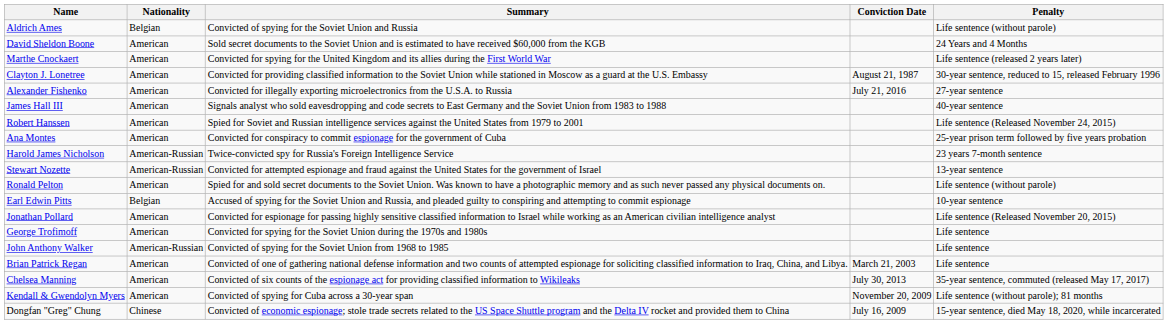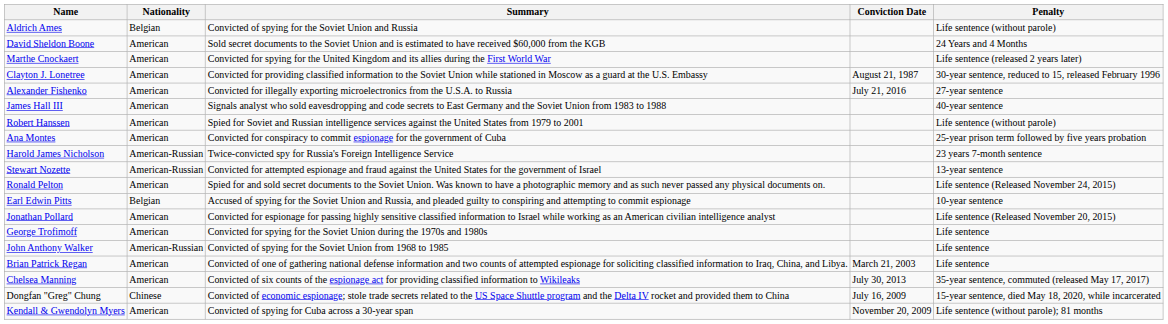(1026, 122) Life sentence (Released November 24, 2015) -> (996, 122) Life sentence (without parole)
(996, 185) Life sentence (without parole) -> (1026, 185) Life sentence (Released November 24, 2015)
rows swapped: (54, 311) <-> (66, 295)
